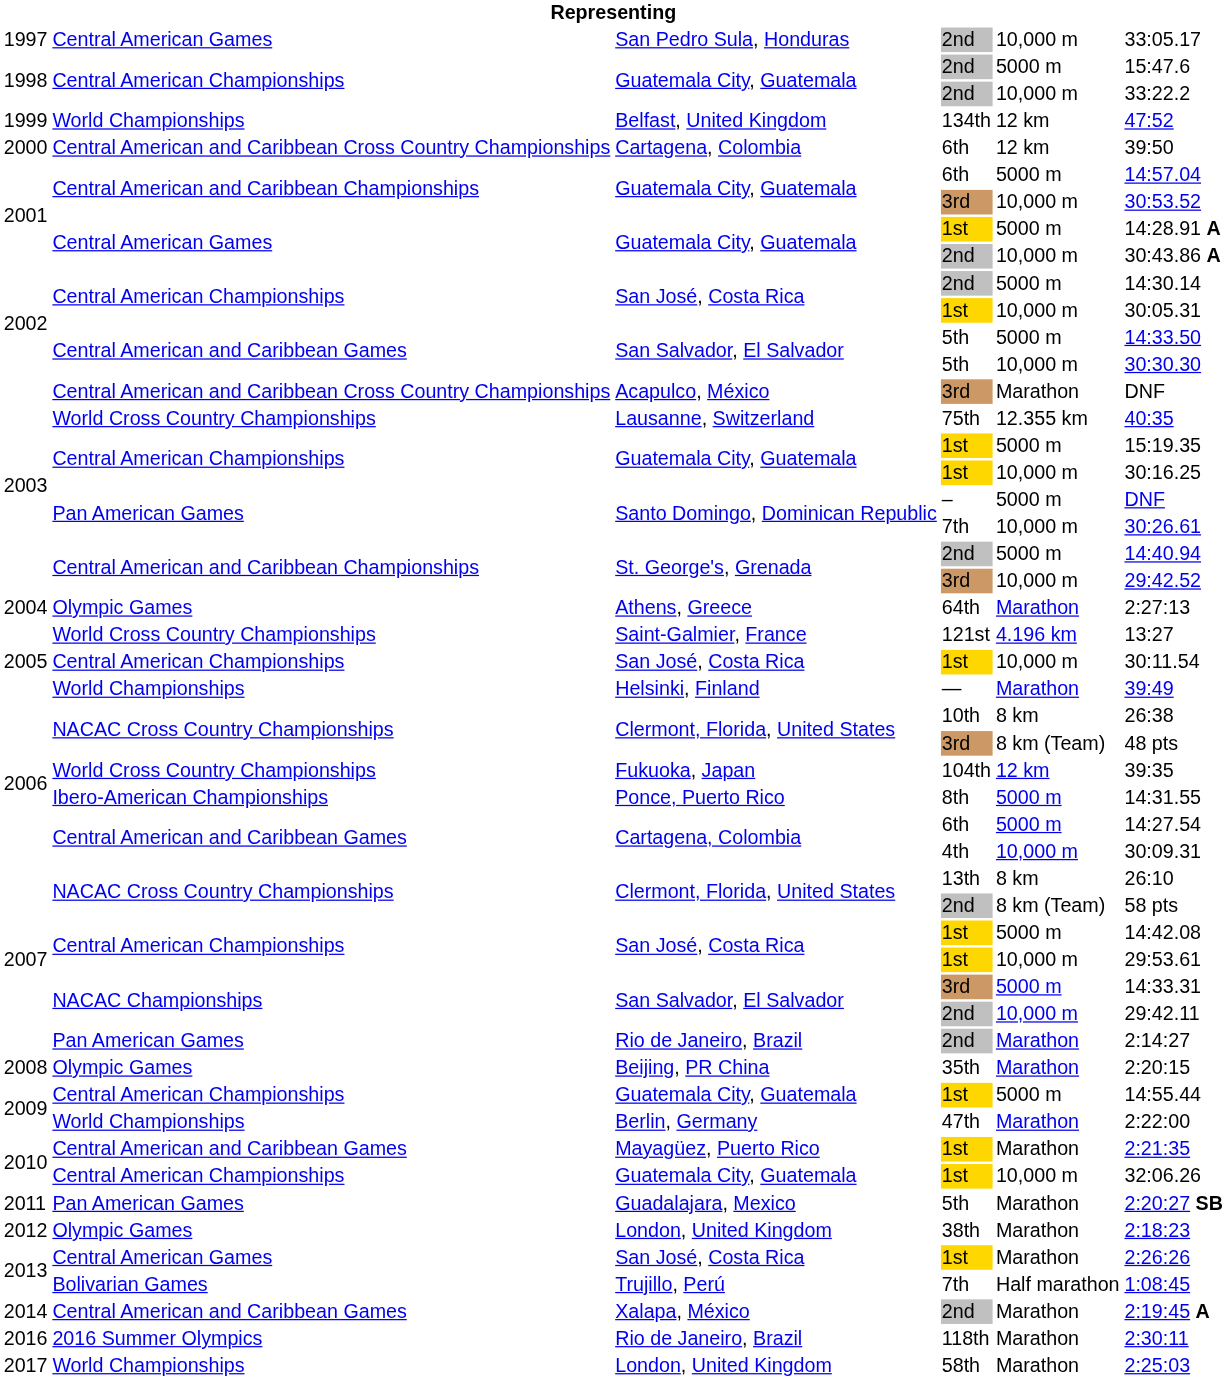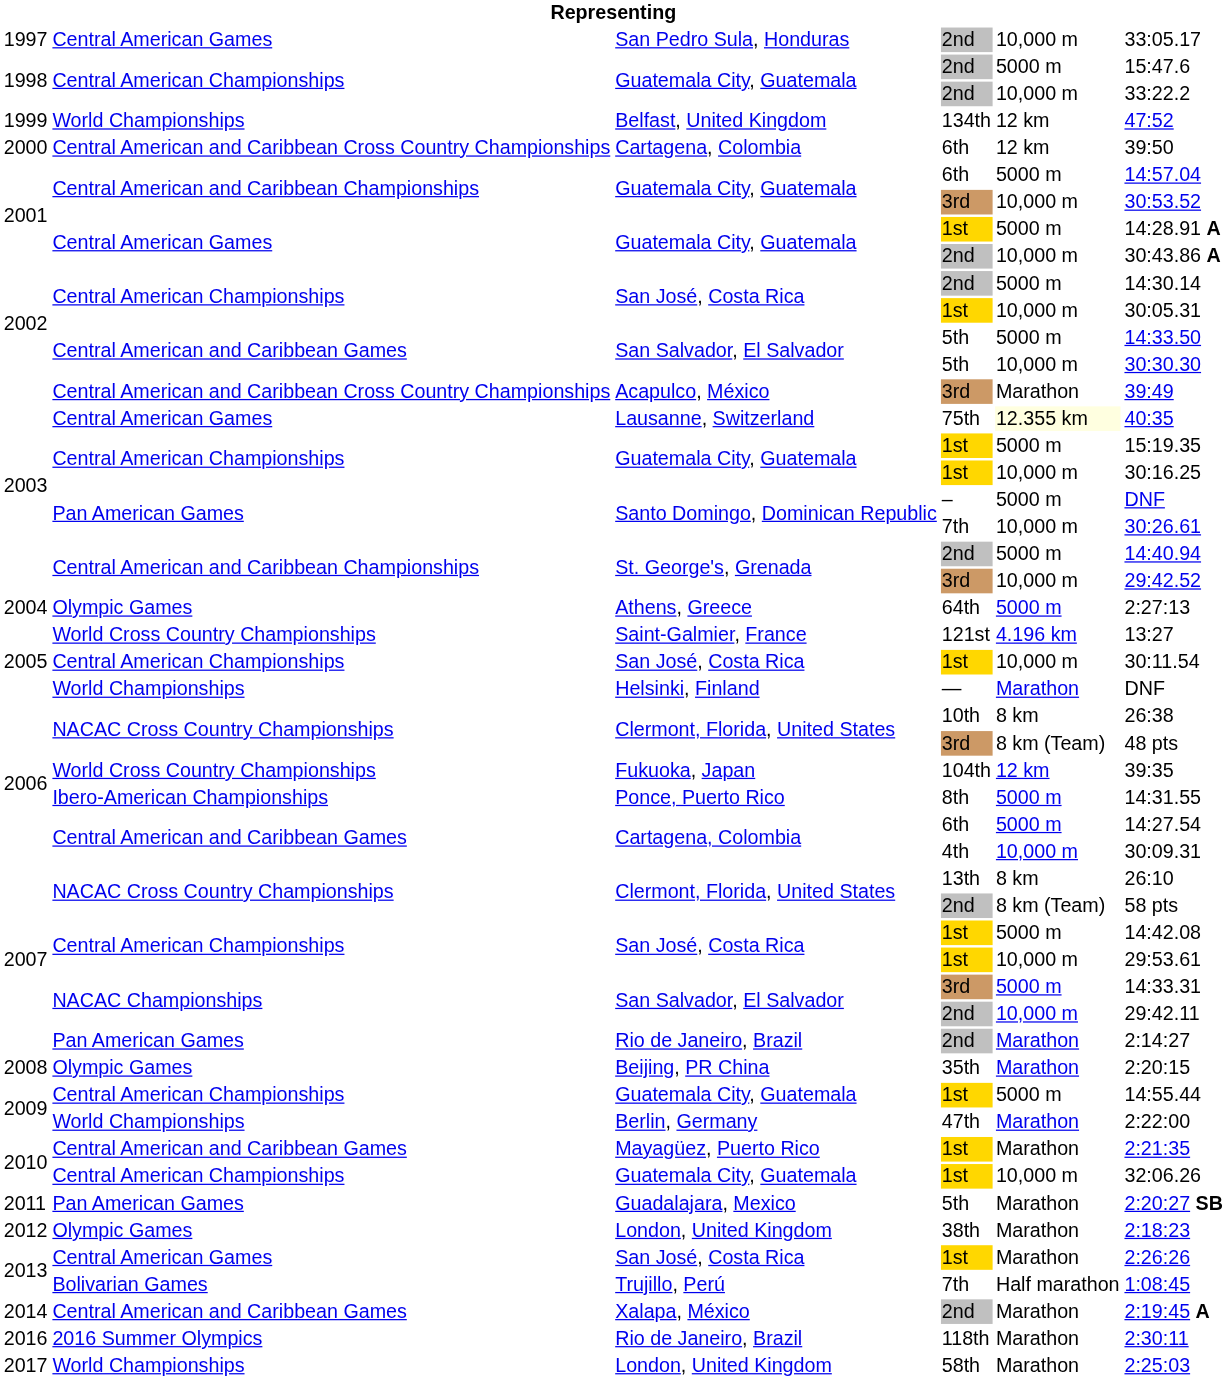(1145, 391) DNF -> (1149, 391) 39:49
(214, 418) World Cross Country Championships -> (162, 418) Central American Games
(1042, 418) no background -> (1042, 418) lightyellow background
(1037, 607) Marathon -> (1029, 607) 5000 m
(1149, 689) 39:49 -> (1145, 689) DNF
